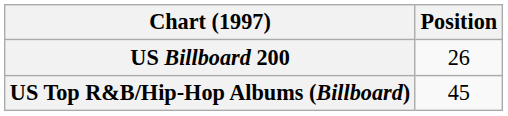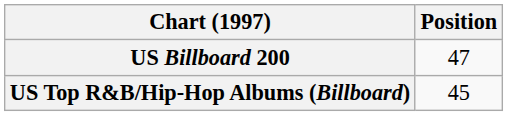(459, 57) 26 -> (459, 57) 47
